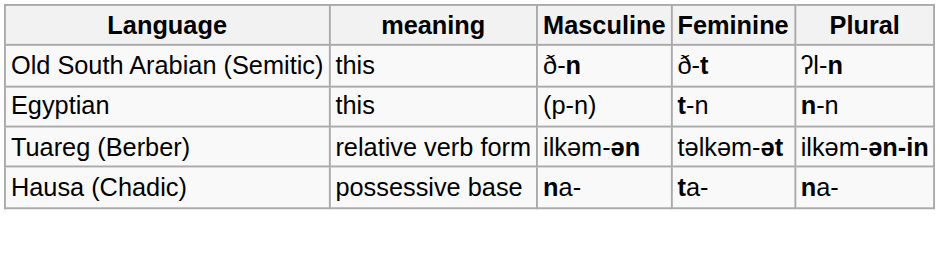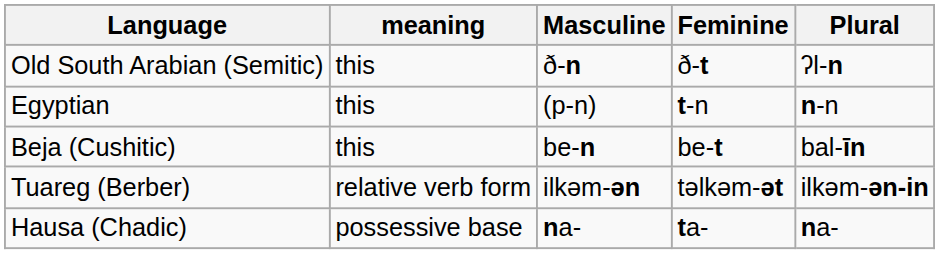+ row: (93, 147)
